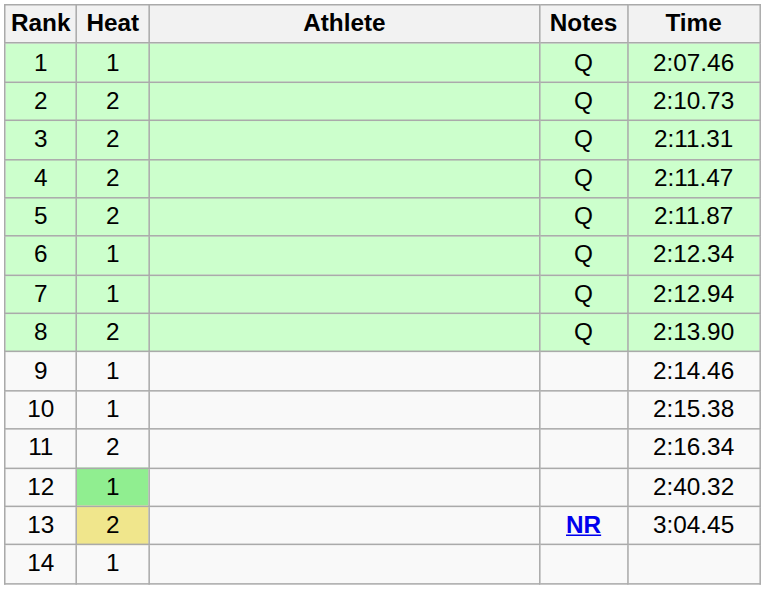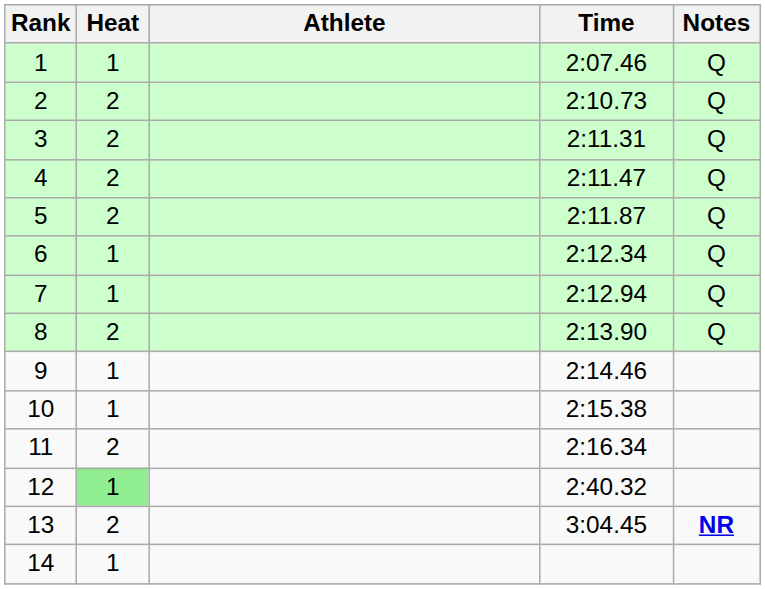columns swapped: (694, 23) <-> (584, 23)
(113, 525) khaki background -> (113, 525) no background
